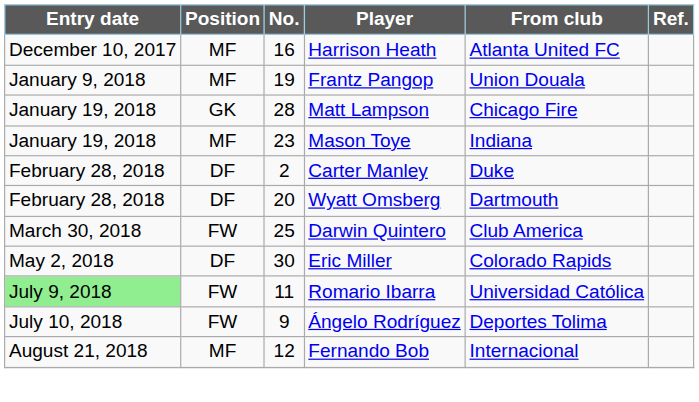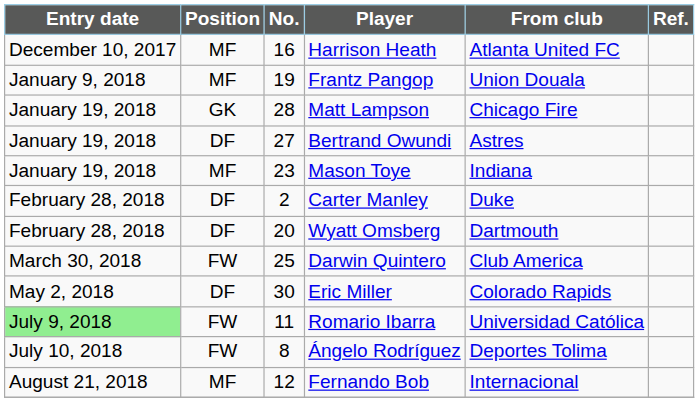+ row: (380, 140)
(284, 321) 9 -> (284, 351) 8
